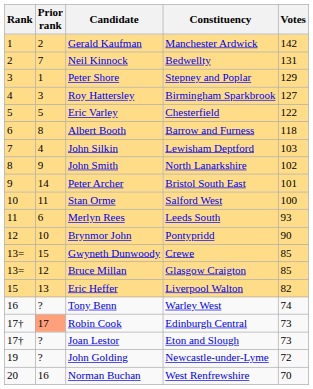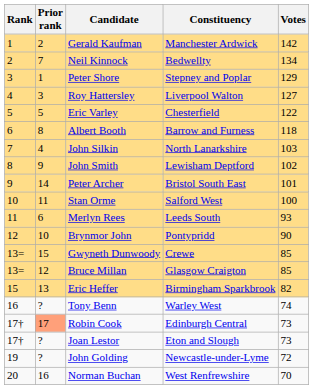(289, 60) 131 -> (289, 60) 134
(220, 95) Birmingham Sparkbrook -> (204, 95) Liverpool Walton
(210, 148) Lewisham Deptford -> (206, 148) North Lanarkshire
(206, 165) North Lanarkshire -> (210, 165) Lewisham Deptford
(204, 288) Liverpool Walton -> (220, 288) Birmingham Sparkbrook
